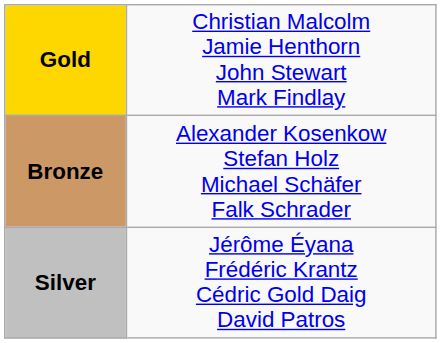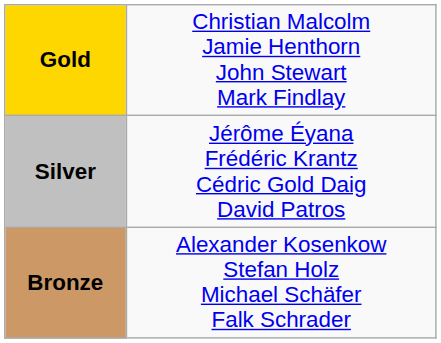rows swapped: (65, 282) <-> (65, 171)
